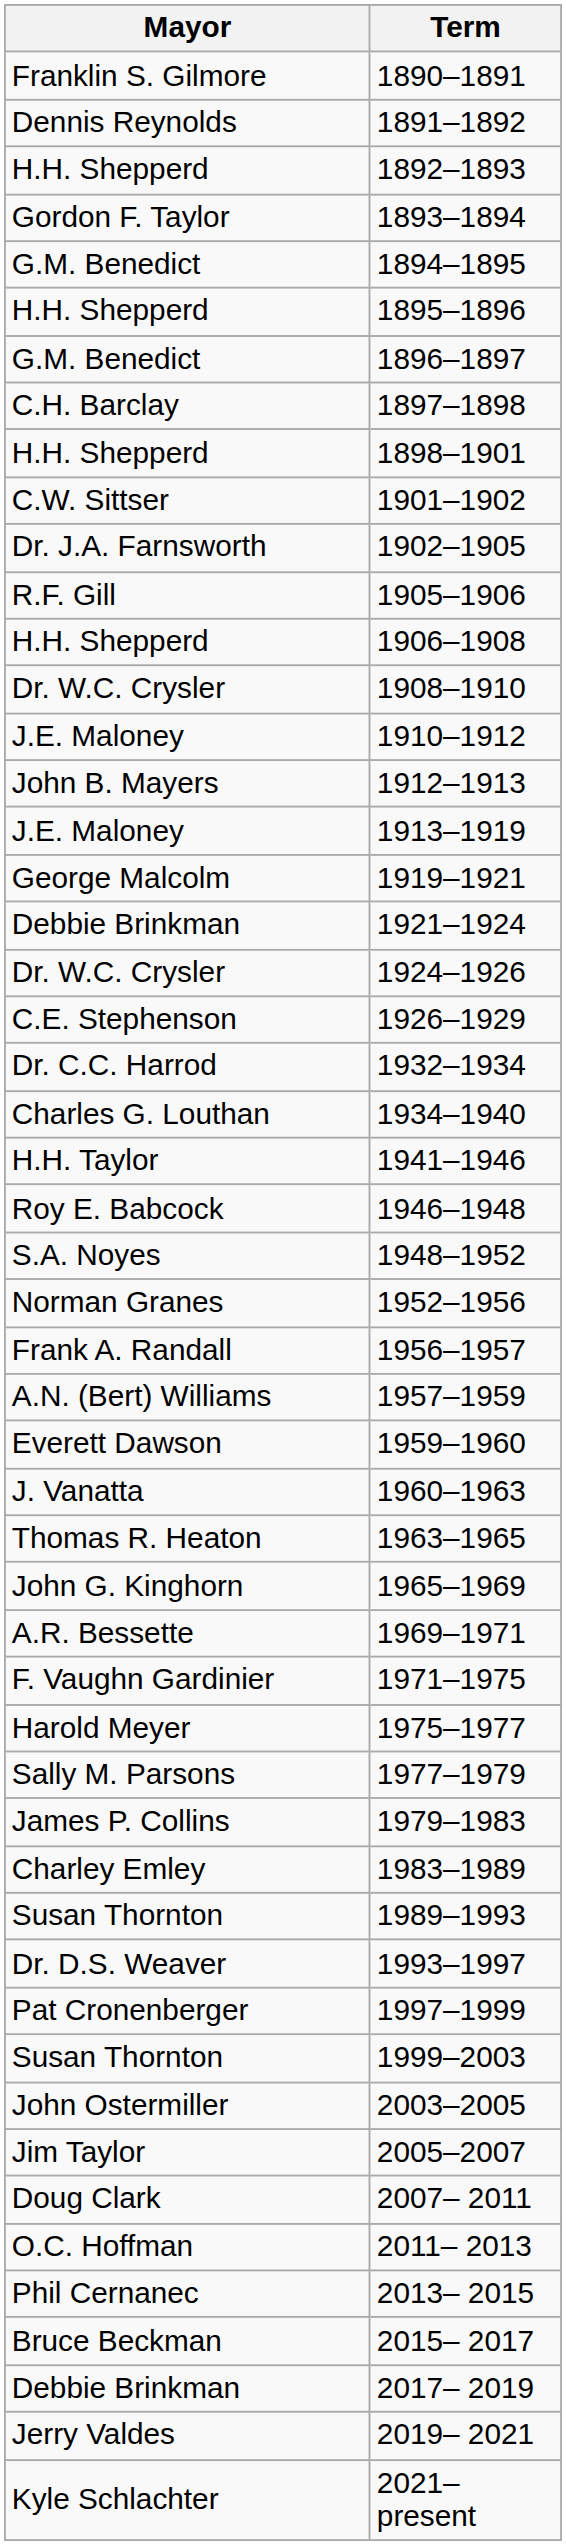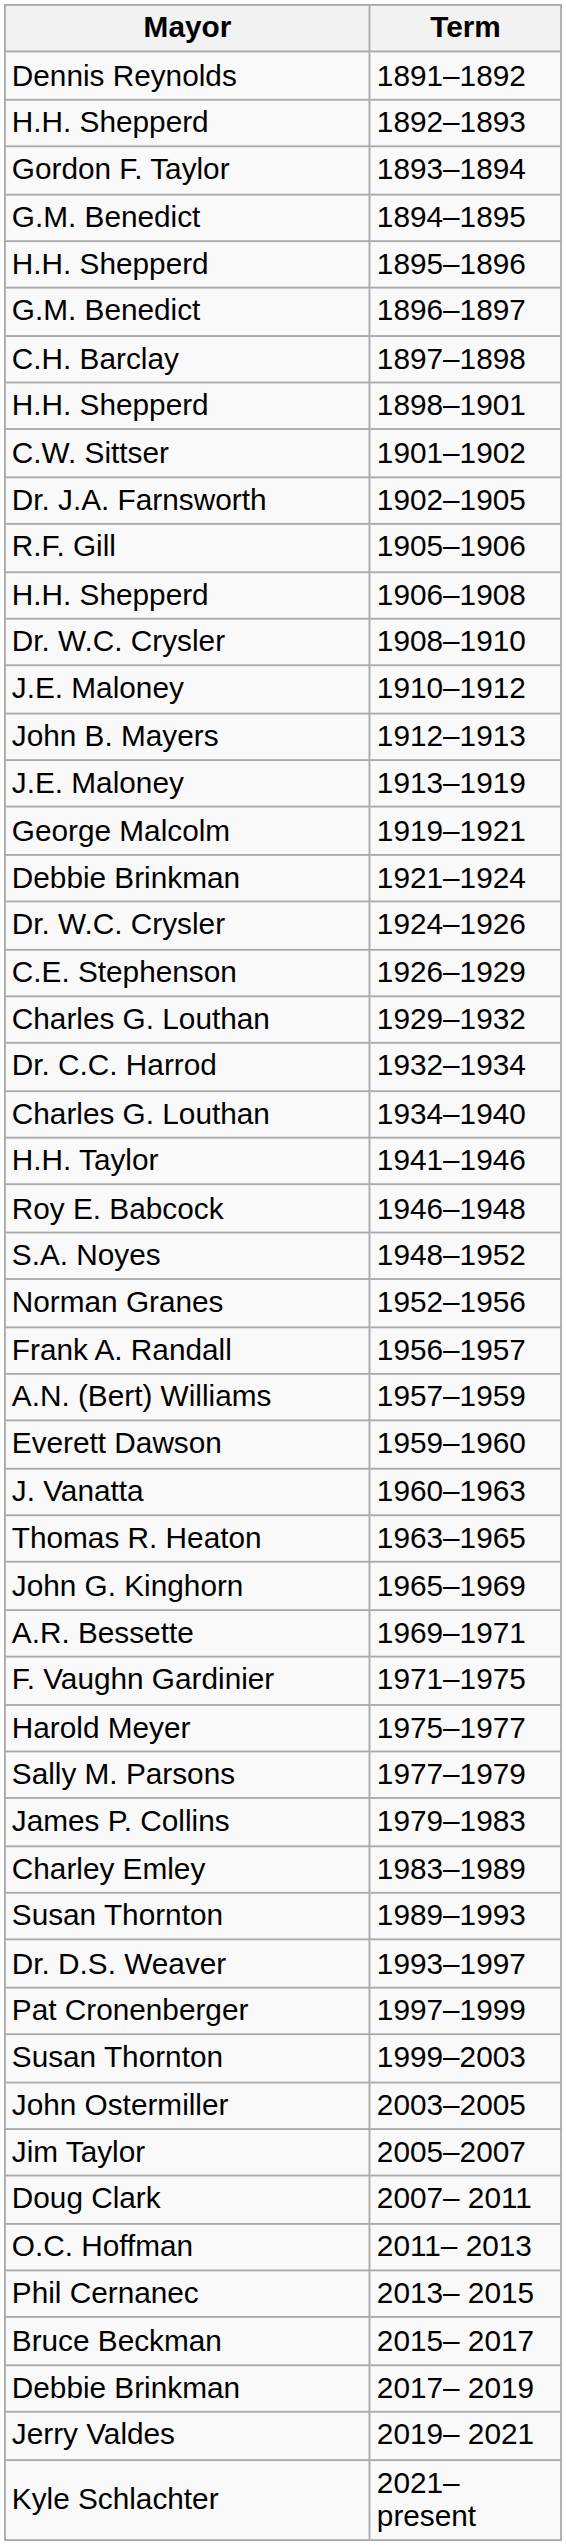- row: (451, 75)
+ row: (451, 1019)
